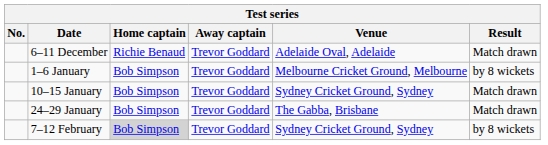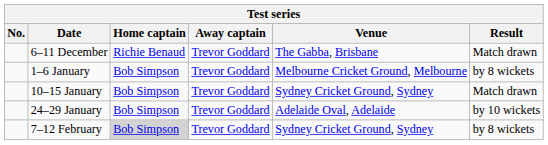(335, 52) Adelaide Oval, Adelaide -> (327, 52) The Gabba, Brisbane
(327, 110) The Gabba, Brisbane -> (335, 110) Adelaide Oval, Adelaide
(505, 110) Match drawn -> (506, 110) by 10 wickets
